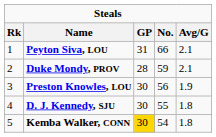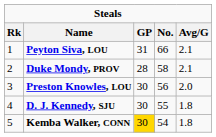(163, 68) 59 -> (163, 68) 58
(186, 87) 1.9 -> (186, 87) 2.0
